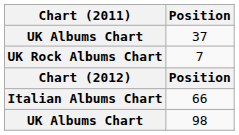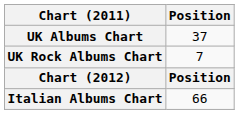- row: (200, 120)
